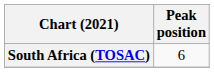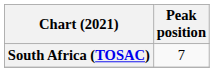(181, 55) 6 -> (181, 55) 7
